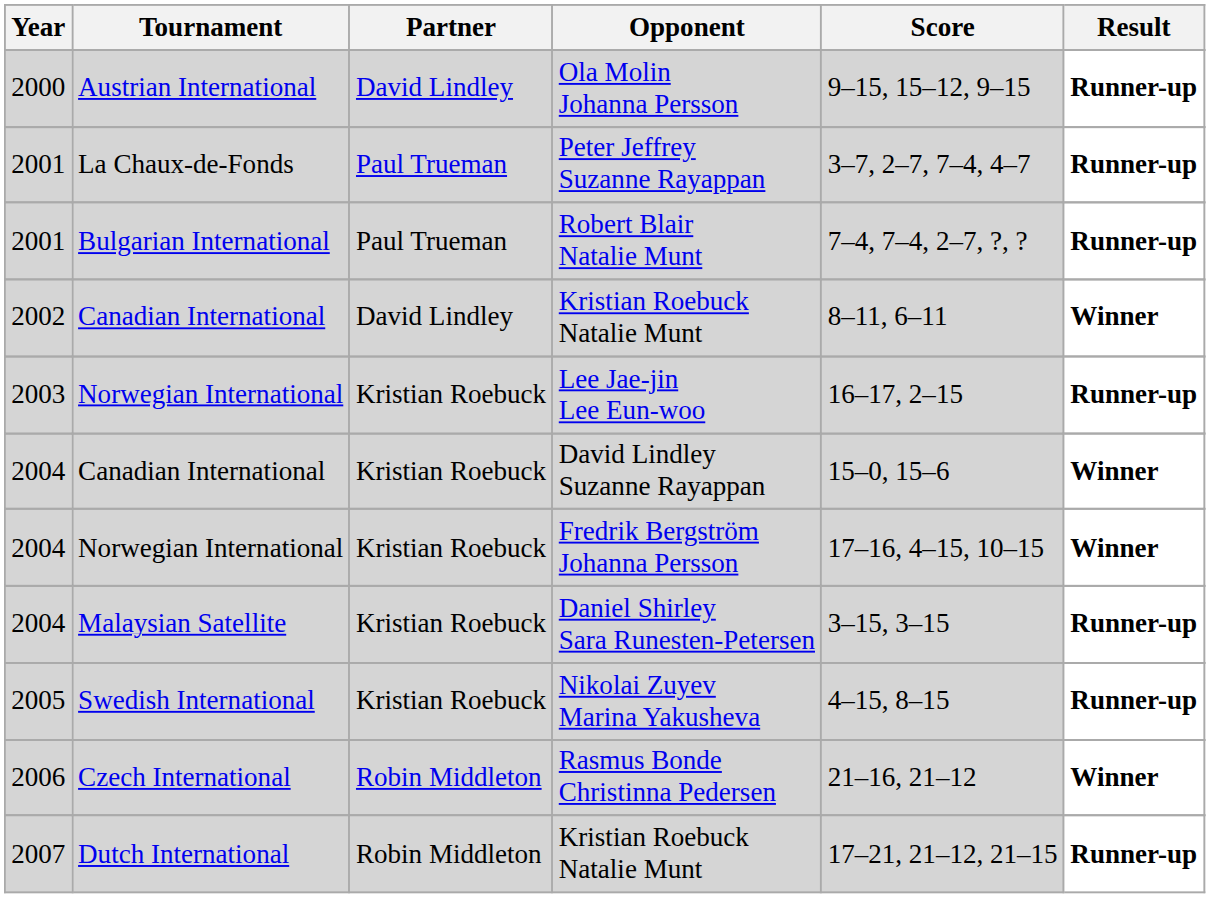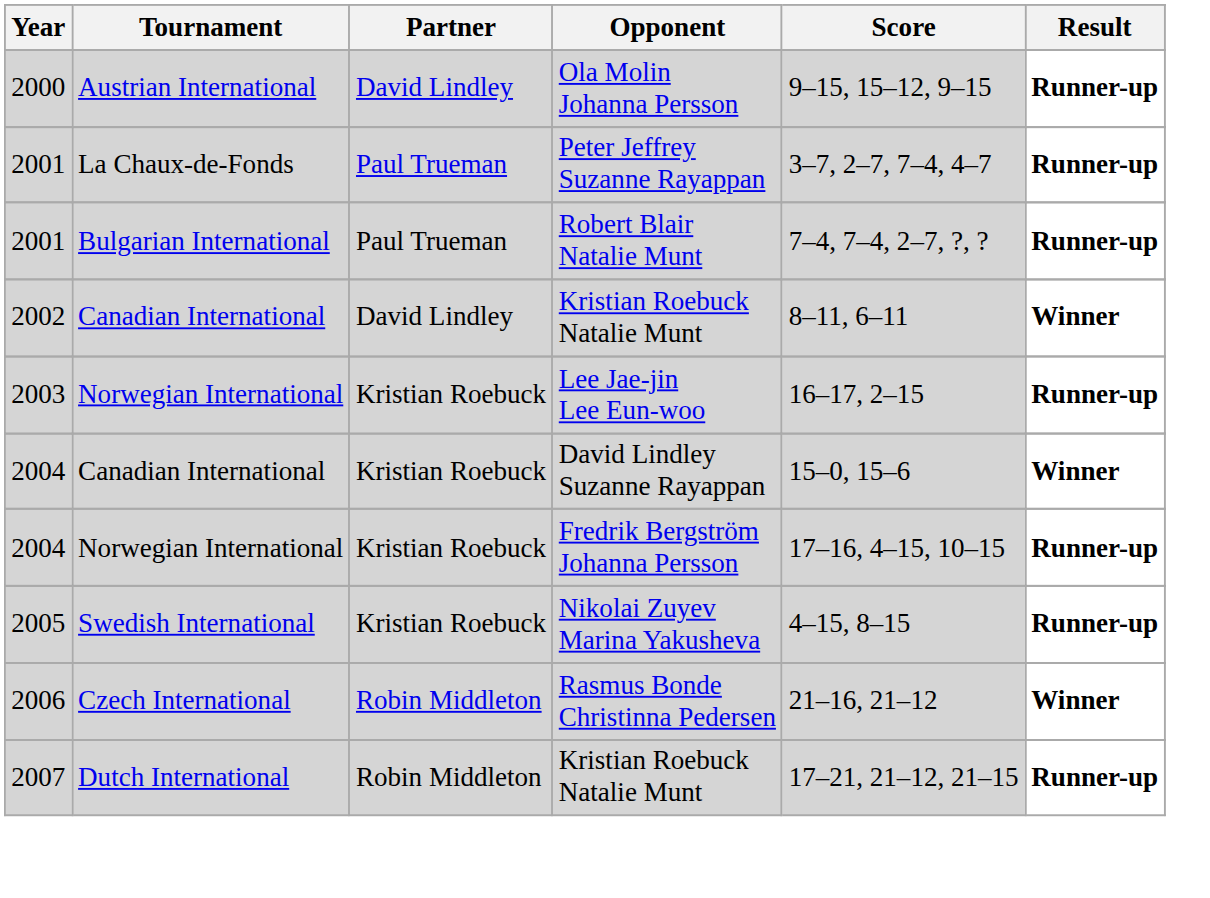(1114, 547) Winner -> (1095, 547) Runner-up
- row: (182, 624)
